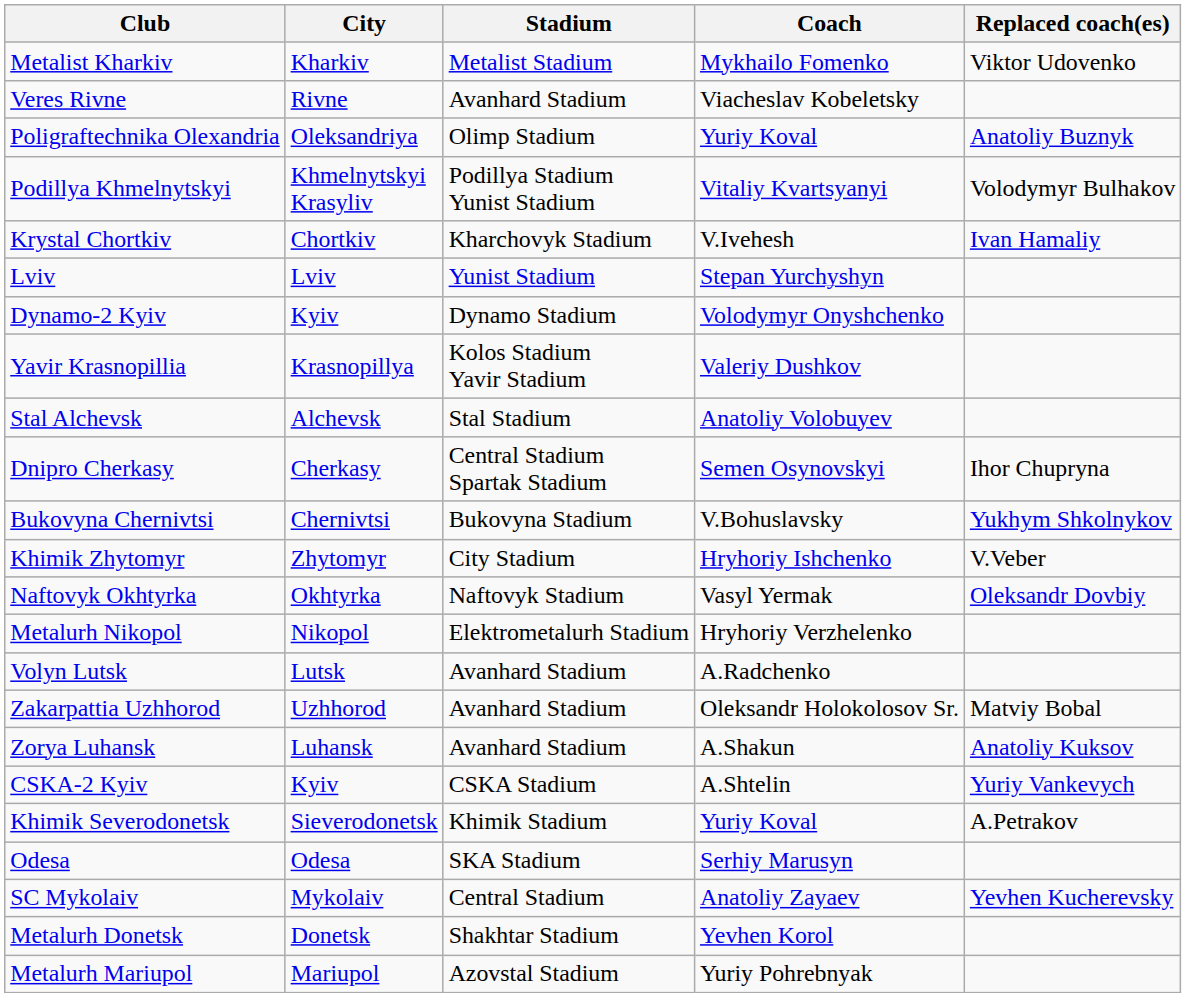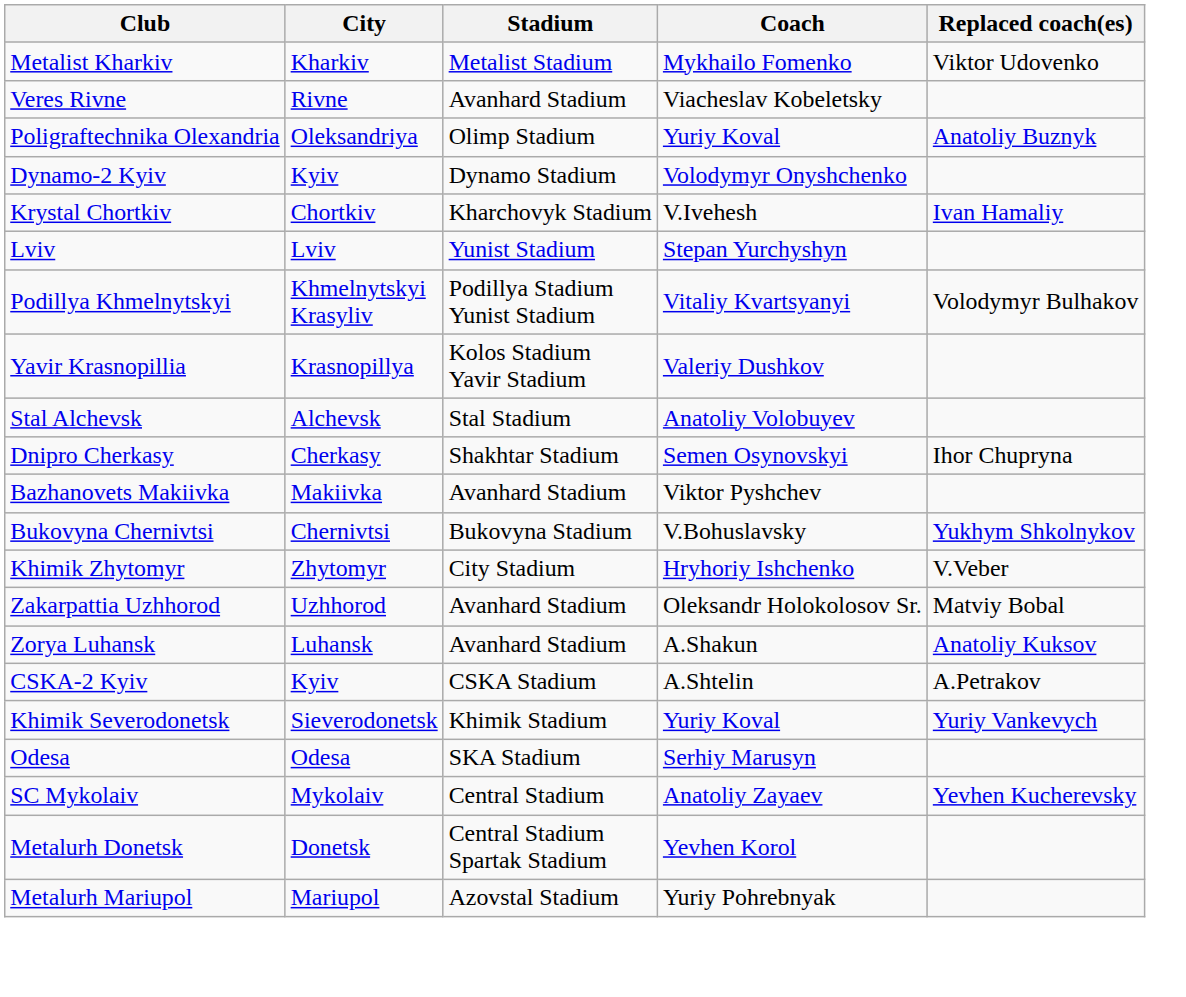rows swapped: (120, 188) <-> (88, 314)
(528, 468) Central Stadium Spartak Stadium -> (534, 455) Shakhtar Stadium
+ row: (120, 492)
- row: (103, 595)
- row: (96, 633)
- row: (69, 670)
(1052, 784) Yuriy Vankevych -> (987, 681) A.Petrakov
(1024, 822) A.Petrakov -> (1015, 719) Yuriy Vankevych
(534, 935) Shakhtar Stadium -> (528, 846) Central Stadium Spartak Stadium
